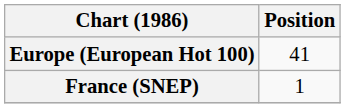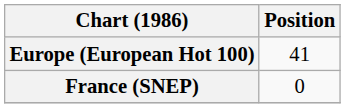(300, 86) 1 -> (300, 86) 0
